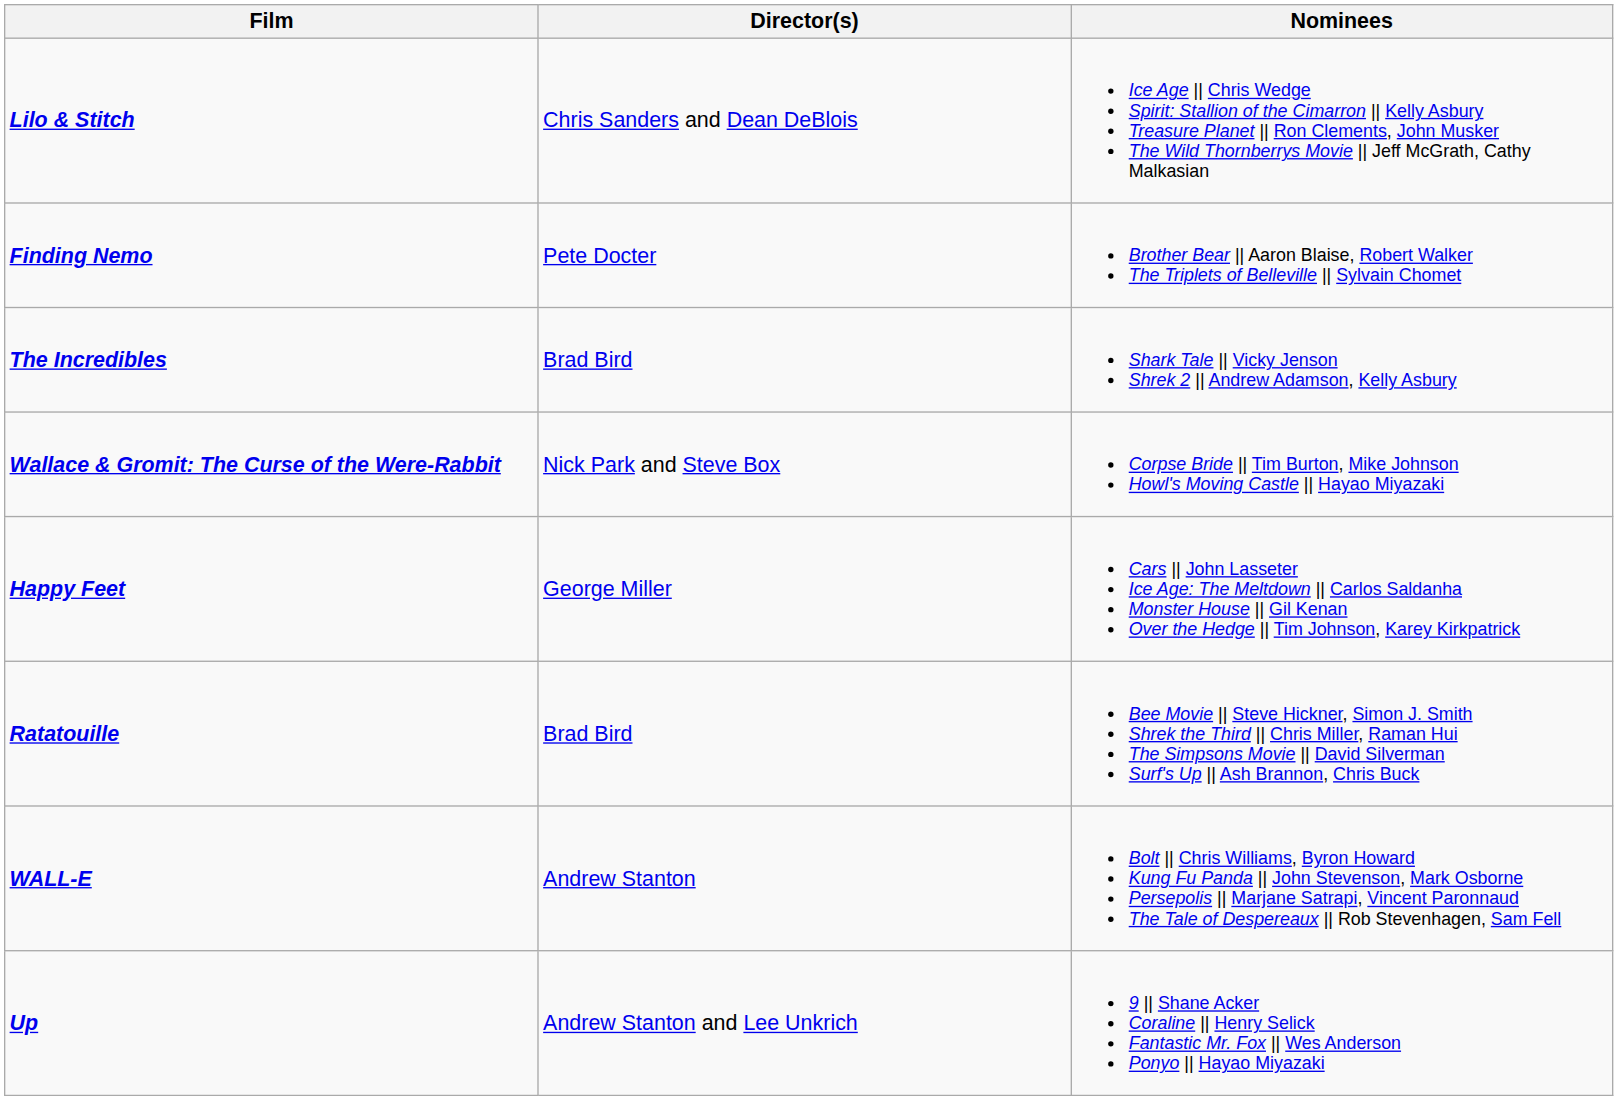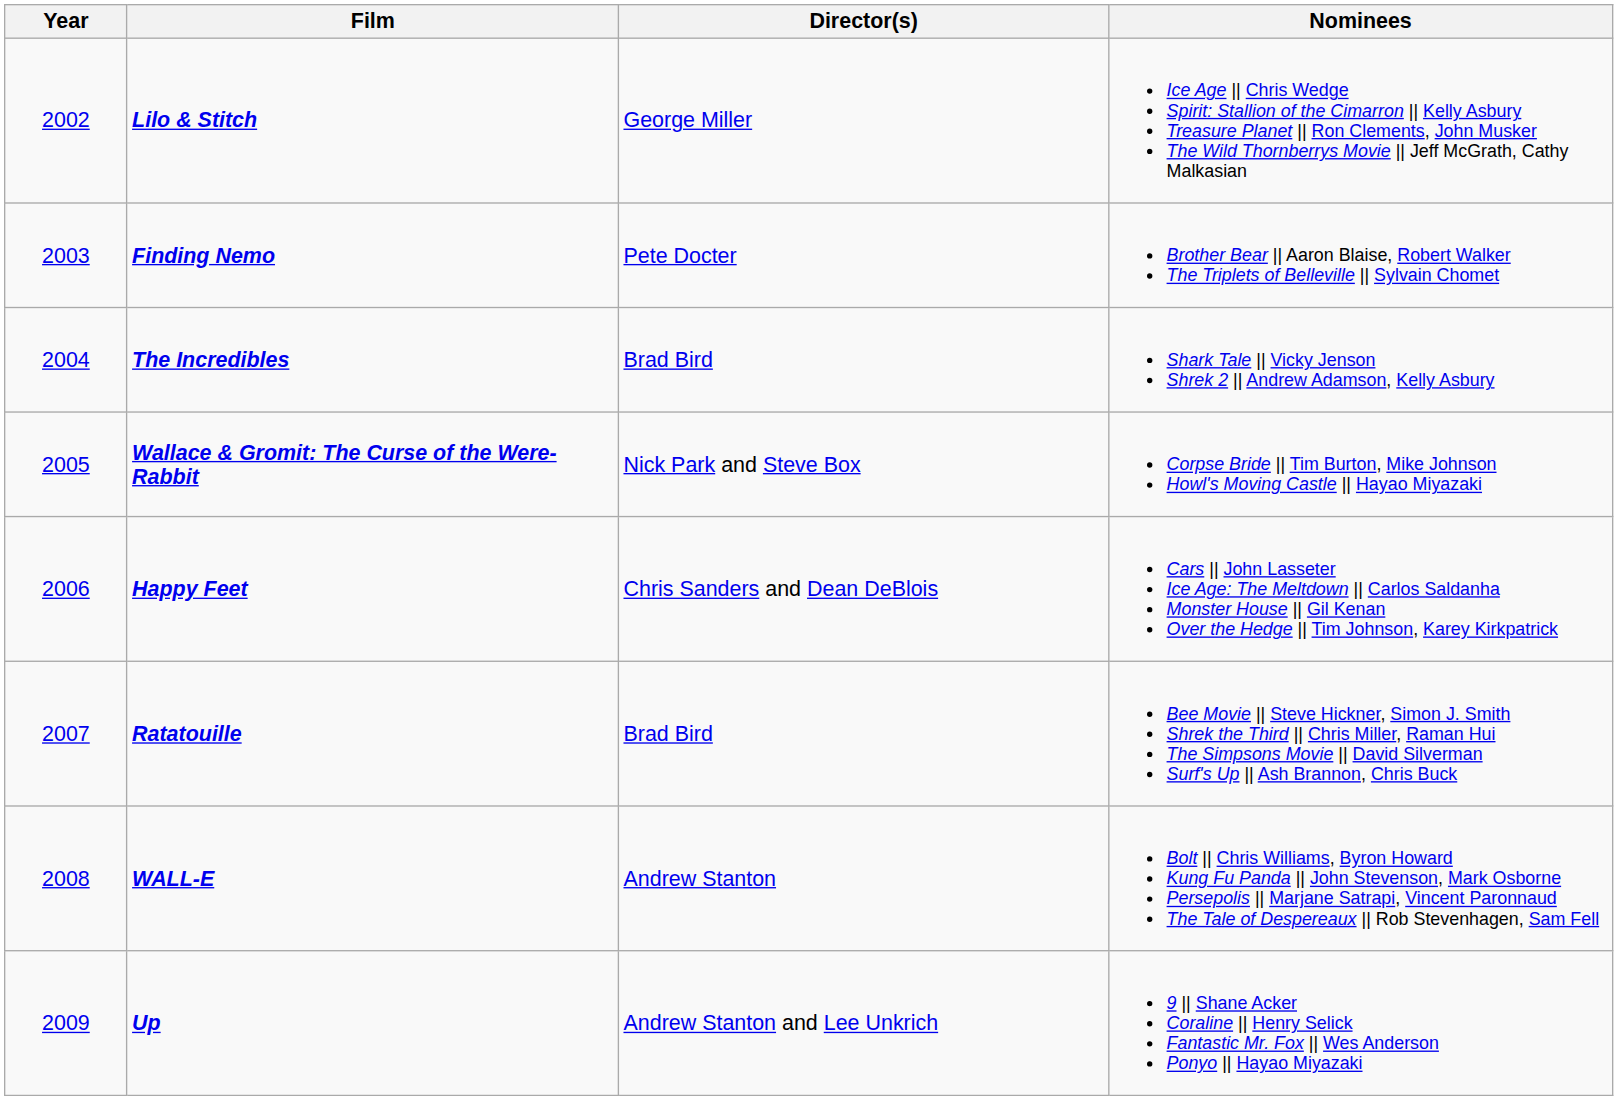+ column: (66, 21)
(700, 120) Chris Sanders and Dean DeBlois -> (688, 120) George Miller
(607, 589) George Miller -> (781, 589) Chris Sanders and Dean DeBlois
